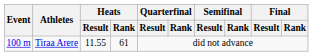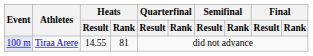(19, 44) no background -> (19, 44) lavender background
(96, 44) 11.55 -> (96, 44) 14.55
(124, 44) 61 -> (124, 44) 81
